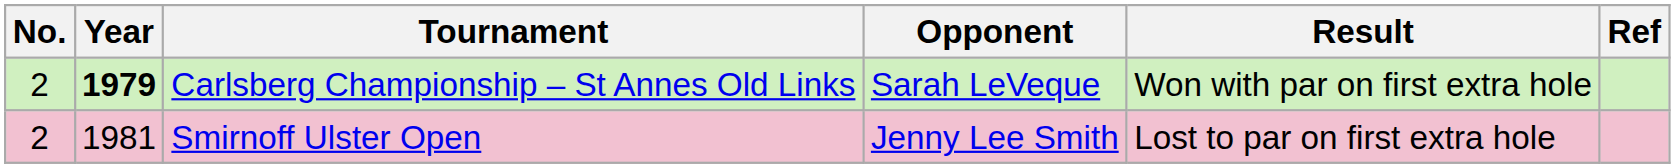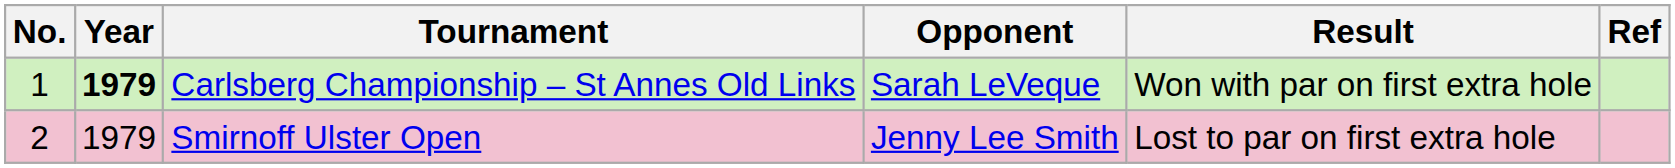(40, 84) 2 -> (40, 84) 1
(119, 137) 1981 -> (119, 137) 1979
